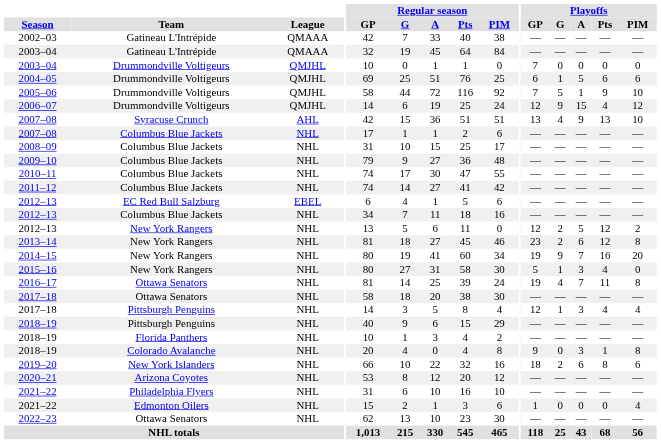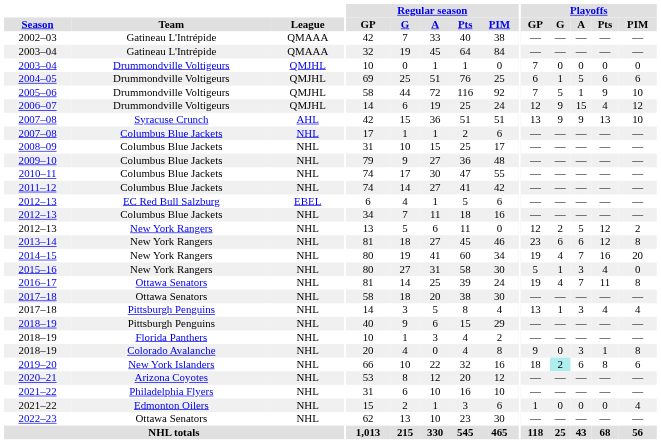(560, 119) 4 -> (560, 119) 9
(560, 242) 2 -> (560, 242) 6
(560, 255) 9 -> (560, 255) 4
(535, 310) 12 -> (535, 310) 13
(560, 364) no background -> (560, 364) paleturquoise background
